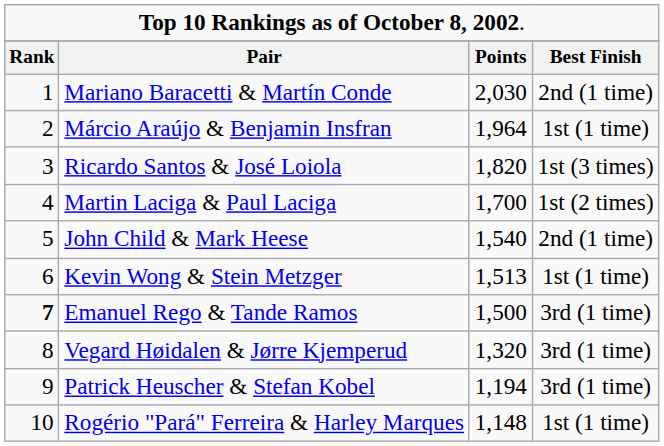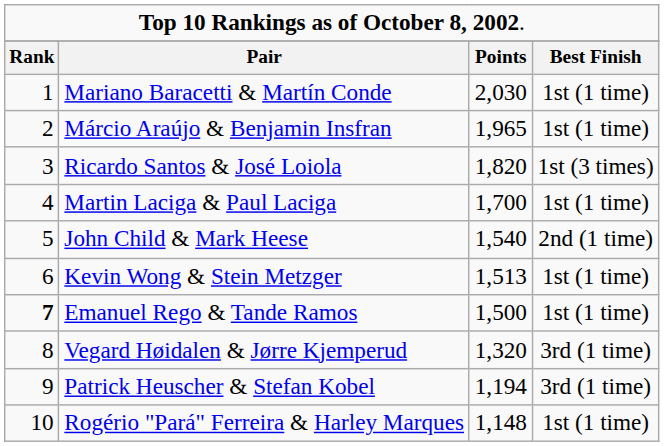(596, 92) 2nd (1 time) -> (596, 92) 1st (1 time)
(501, 128) 1,964 -> (501, 128) 1,965
(596, 202) 1st (2 times) -> (596, 202) 1st (1 time)
(596, 312) 3rd (1 time) -> (596, 312) 1st (1 time)
